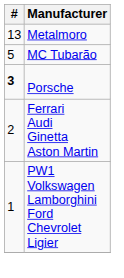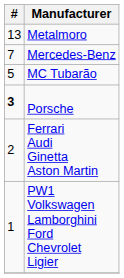+ row: (71, 54)
